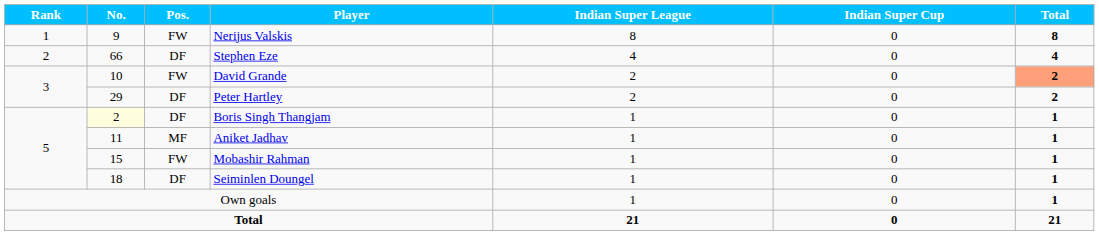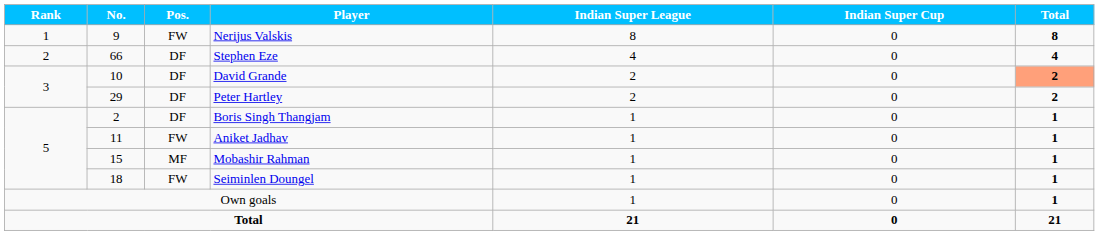(178, 76) FW -> (178, 76) DF
(116, 117) lightyellow background -> (116, 117) no background
(178, 138) MF -> (178, 138) FW
(178, 158) FW -> (178, 158) MF
(178, 179) DF -> (178, 179) FW
